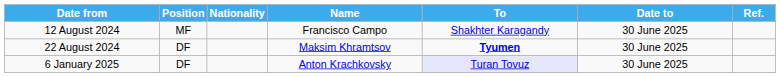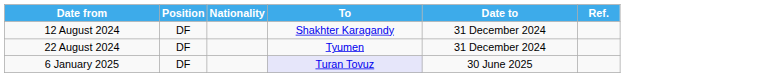- column: (345, 13)
(183, 30) MF -> (183, 30) DF
(655, 30) 30 June 2025 -> (500, 30) 31 December 2024
(500, 47) bold -> (345, 47) normal
(655, 47) 30 June 2025 -> (500, 47) 31 December 2024
